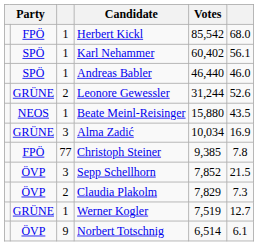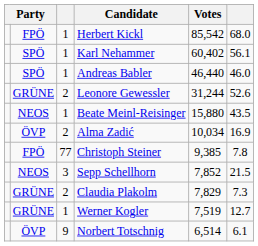(33, 133) GRÜNE -> (33, 133) ÖVP
(66, 133) 3 -> (66, 133) 2
(33, 172) ÖVP -> (33, 172) NEOS
(33, 192) ÖVP -> (33, 192) GRÜNE
